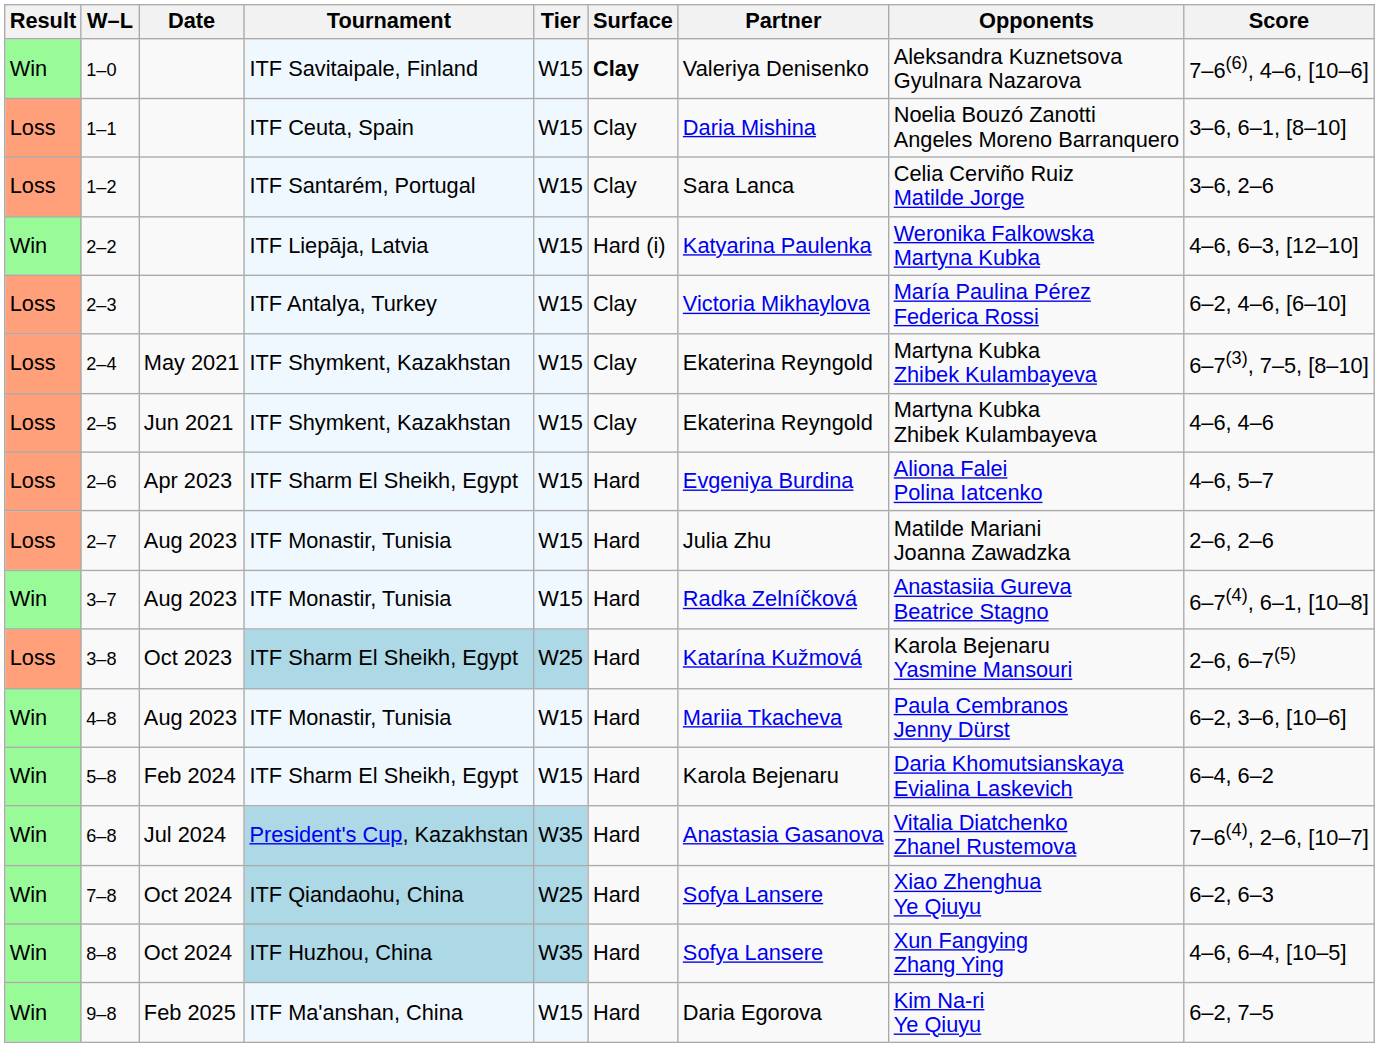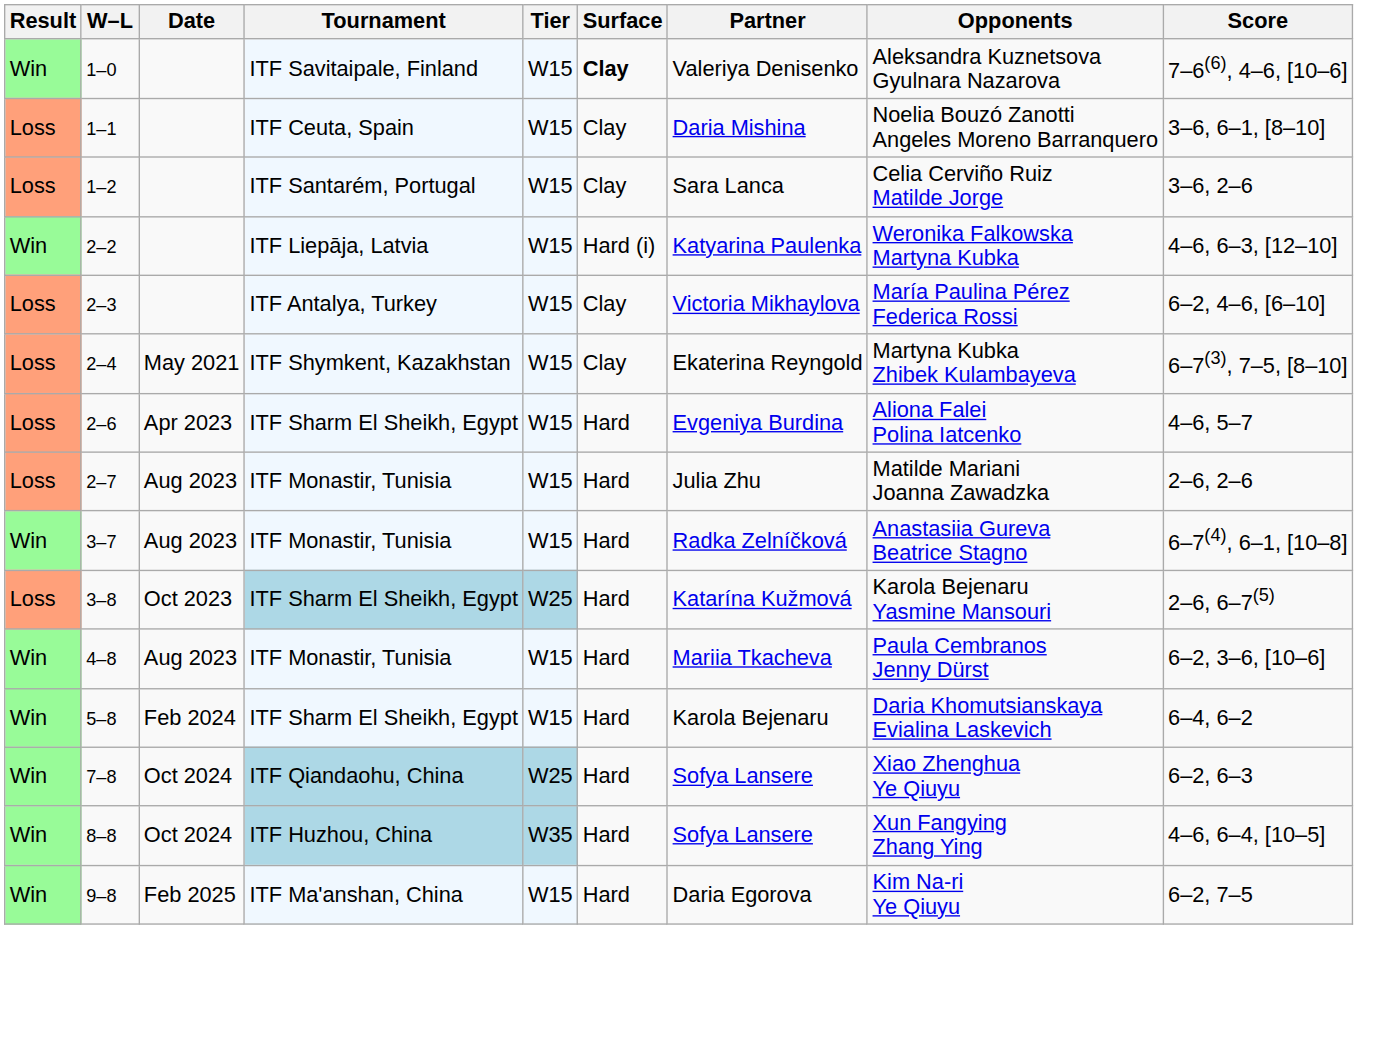- row: (101, 423)
- row: (101, 836)
